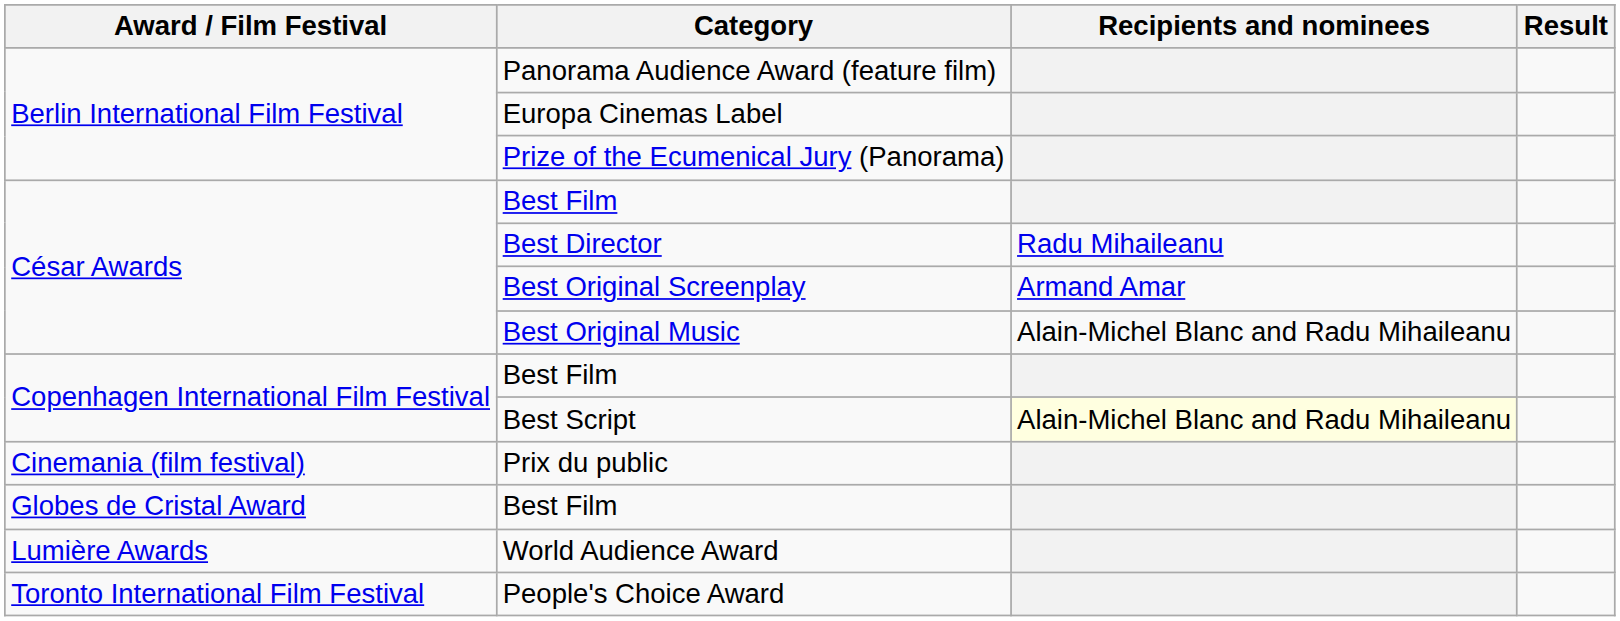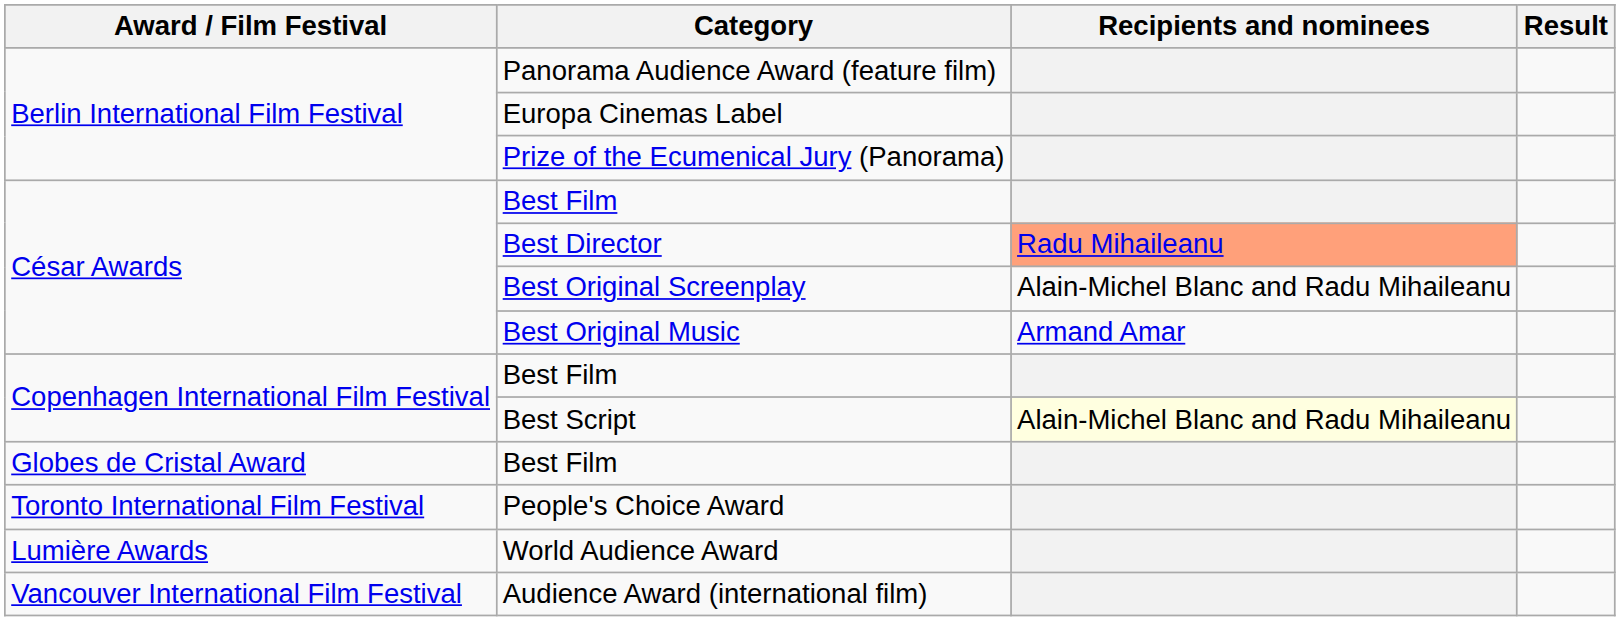(1120, 244) no background -> (1120, 244) lightsalmon background
(1101, 288) Armand Amar -> (1264, 288) Alain-Michel Blanc and Radu Mihaileanu
(1264, 331) Alain-Michel Blanc and Radu Mihaileanu -> (1101, 331) Armand Amar
- row: (158, 462)
rows swapped: (110, 550) <-> (218, 593)
+ row: (237, 593)
